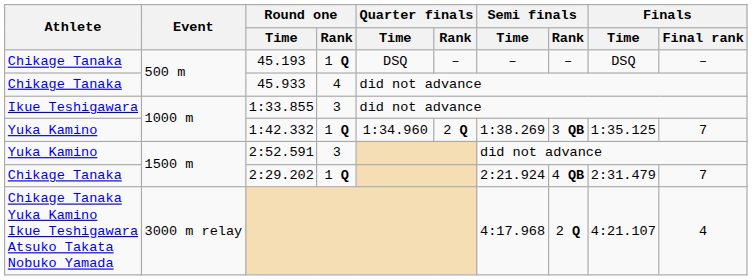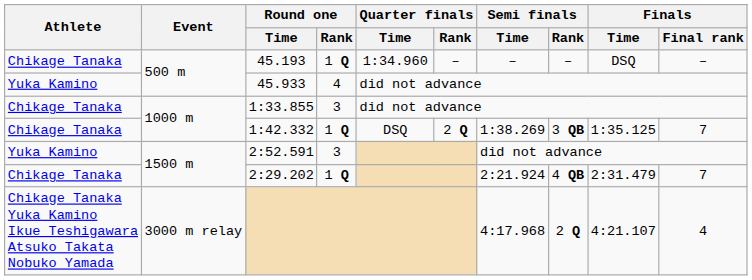(395, 61) DSQ -> (395, 61) 1:34.960
(65, 84) Chikage Tanaka -> (53, 84) Yuka Kamino
(73, 107) Ikue Teshigawara -> (65, 107) Chikage Tanaka
(53, 130) Yuka Kamino -> (65, 130) Chikage Tanaka
(395, 130) 1:34.960 -> (395, 130) DSQ
